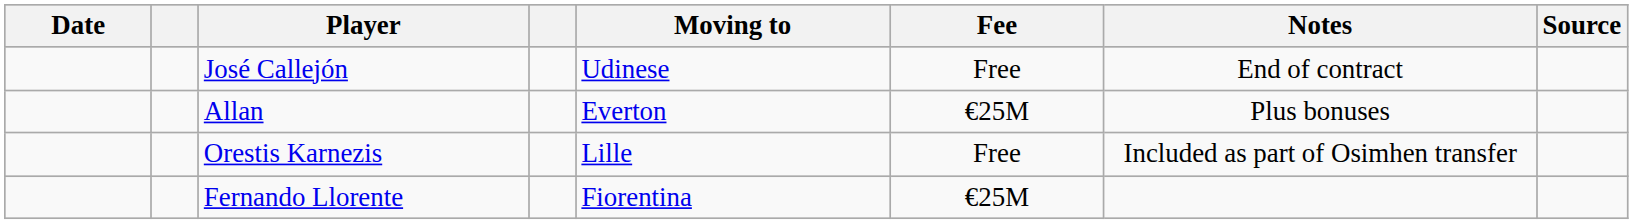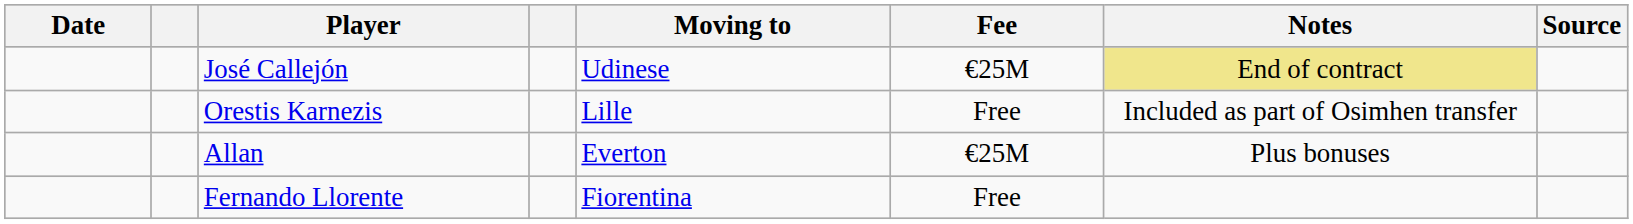(997, 68) Free -> (997, 68) €25M
(1320, 68) no background -> (1320, 68) khaki background
rows swapped: (293, 153) <-> (234, 111)
(997, 196) €25M -> (997, 196) Free
